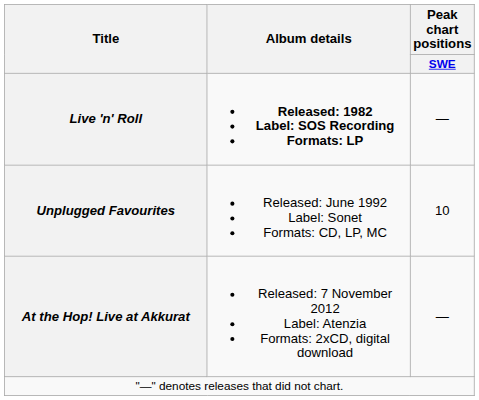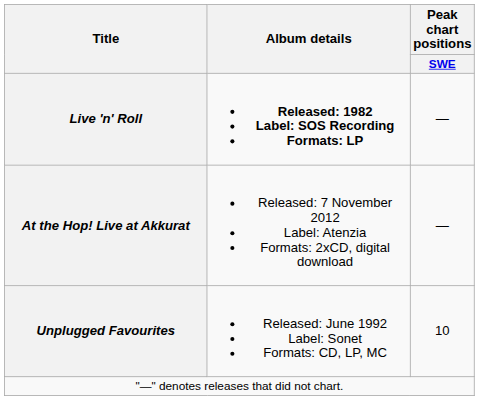rows swapped: (106, 210) <-> (106, 316)
